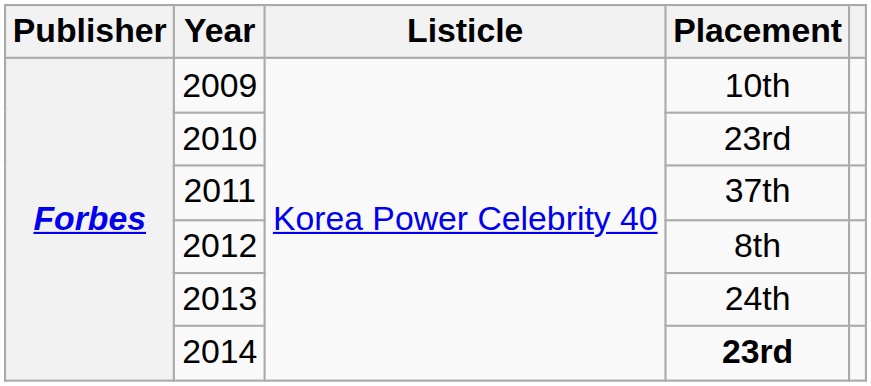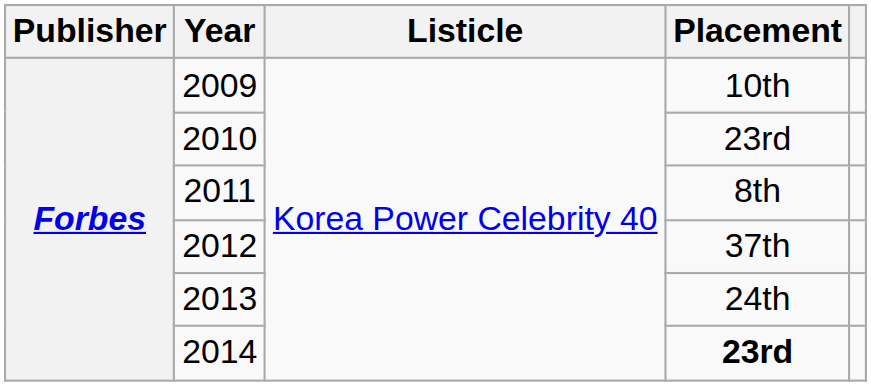(758, 191) 37th -> (758, 191) 8th
(758, 245) 8th -> (758, 245) 37th
